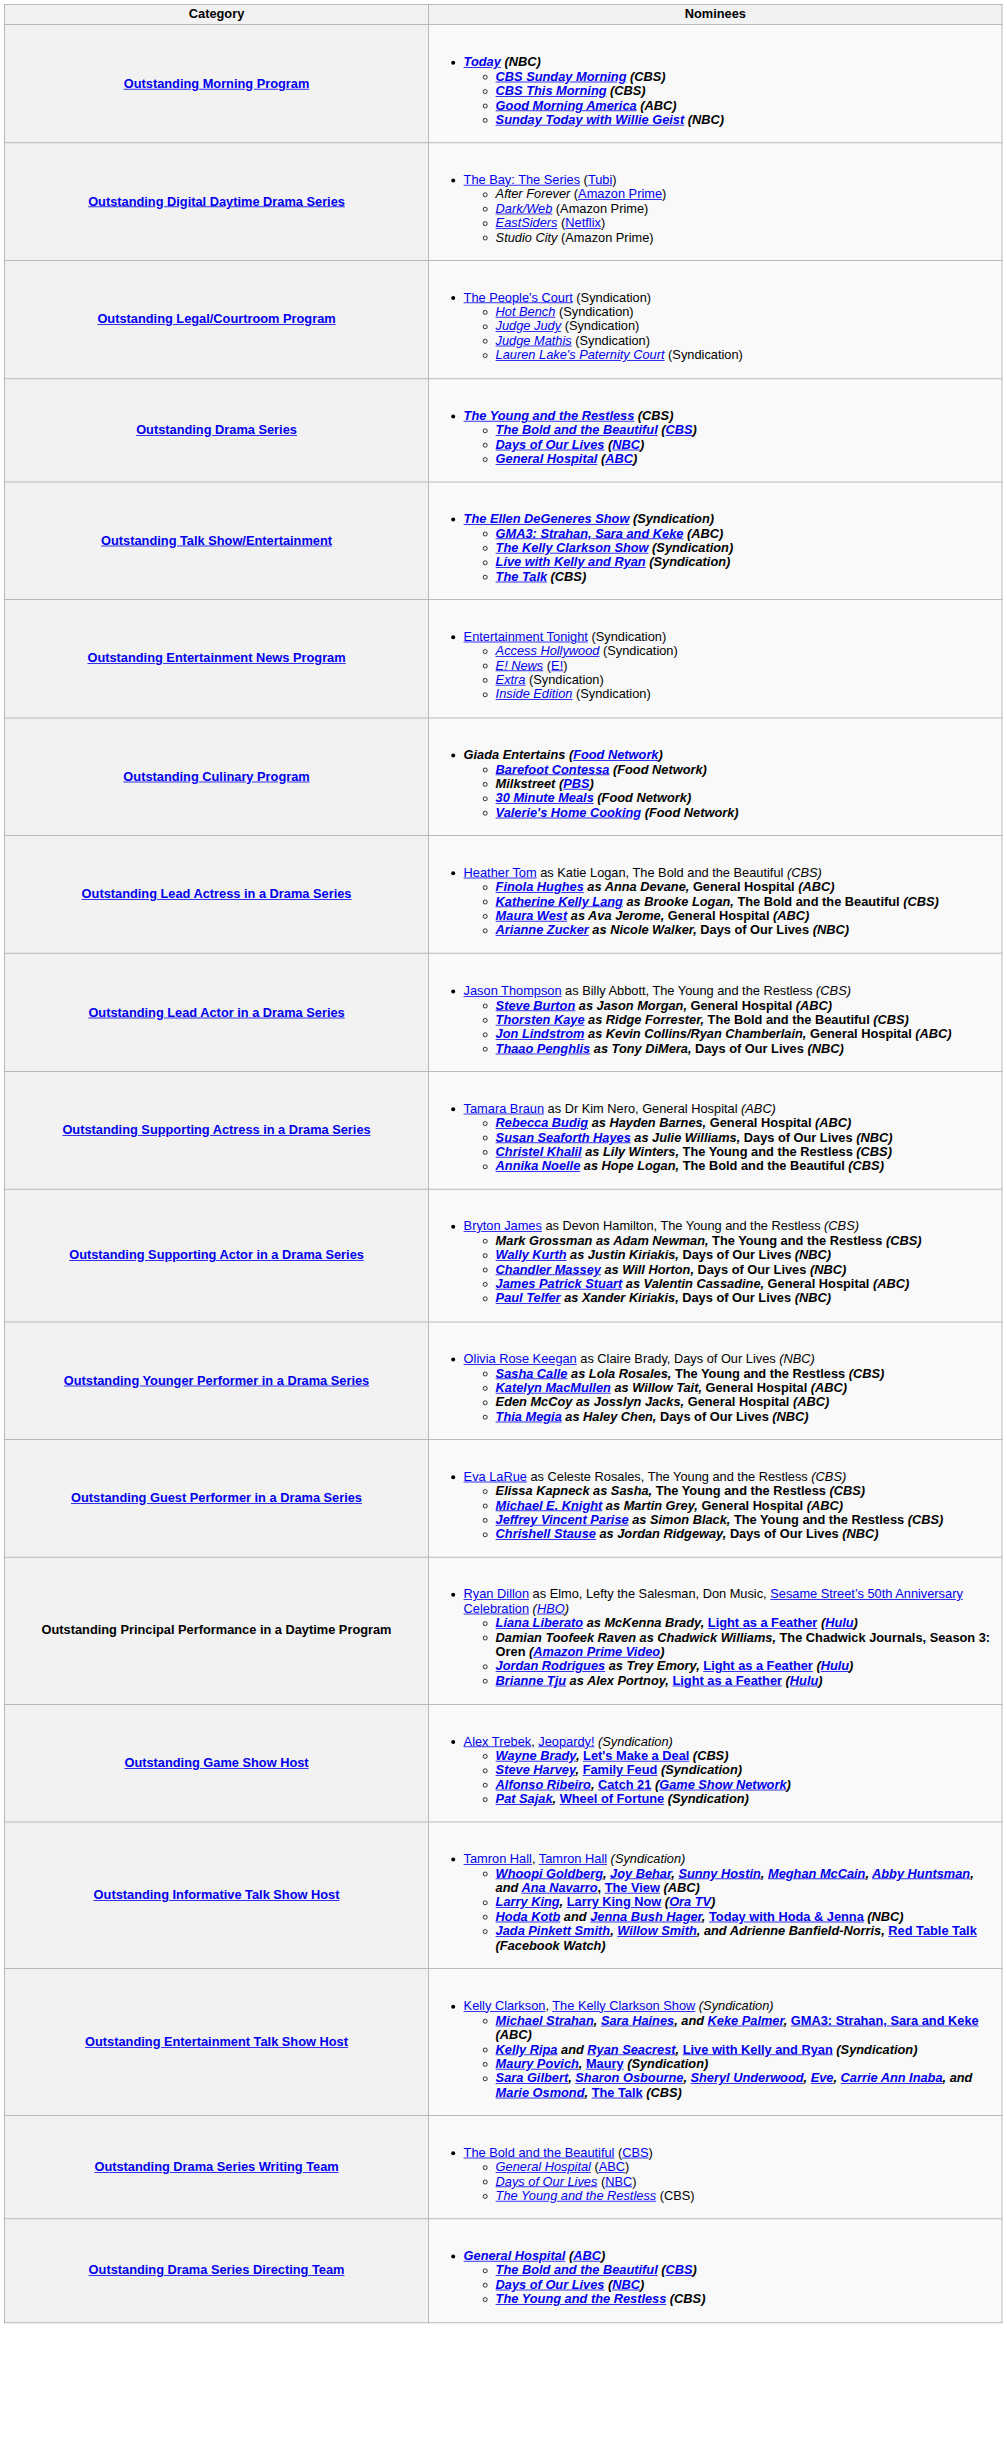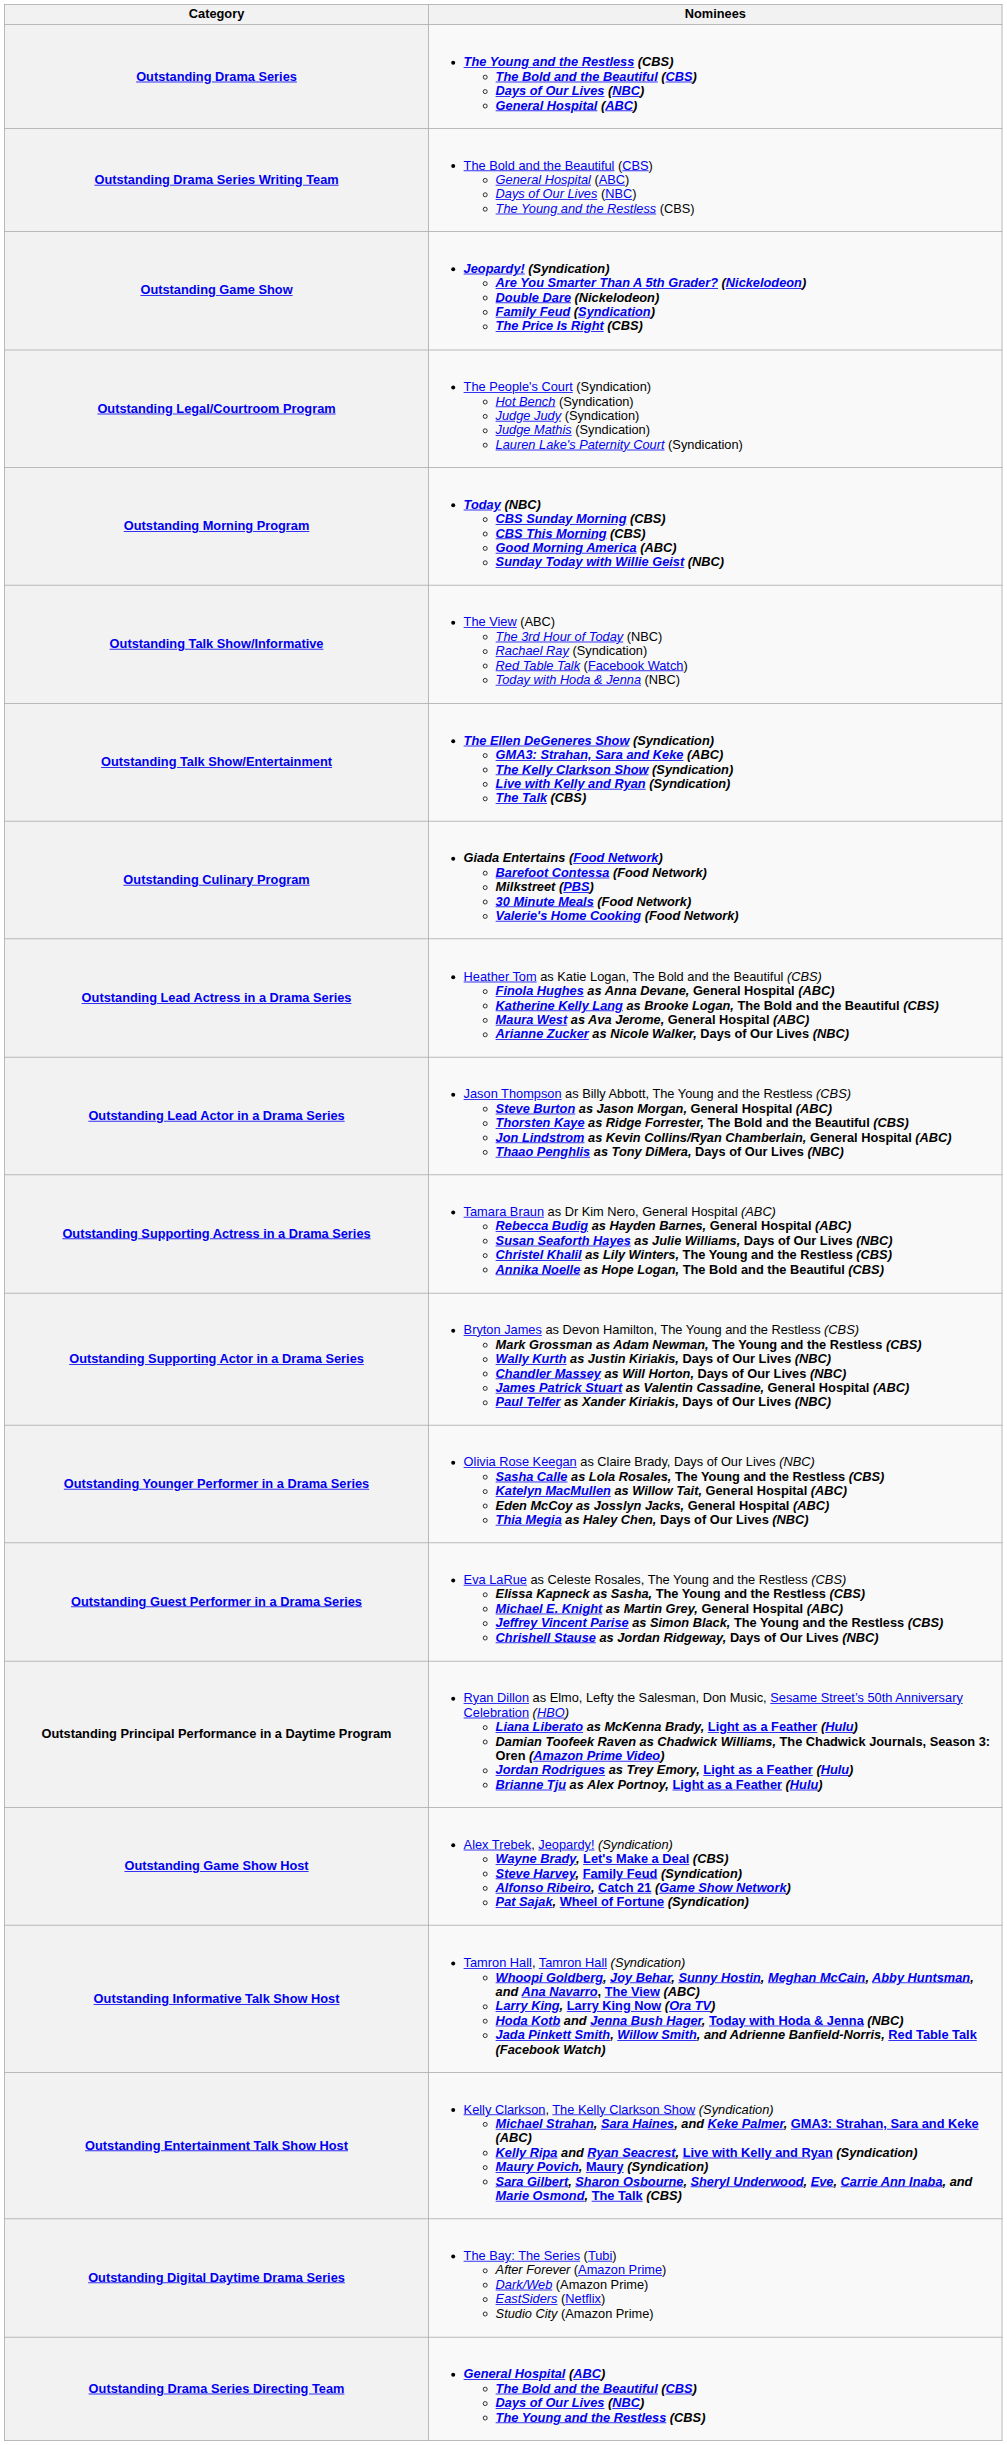rows swapped: (217, 430) <-> (217, 83)
rows swapped: (217, 201) <-> (217, 2167)
+ row: (217, 290)
+ row: (217, 644)
- row: (217, 658)
